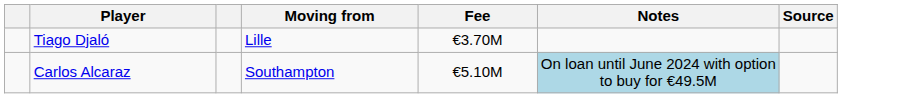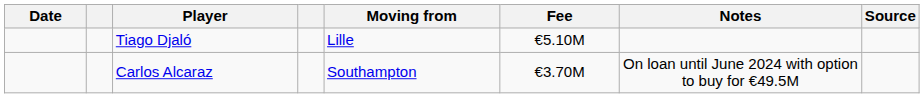+ column: (46, 16)
(477, 40) €3.70M -> (560, 40) €5.10M
(477, 72) €5.10M -> (560, 72) €3.70M
(658, 72) lightblue background -> (740, 72) no background
